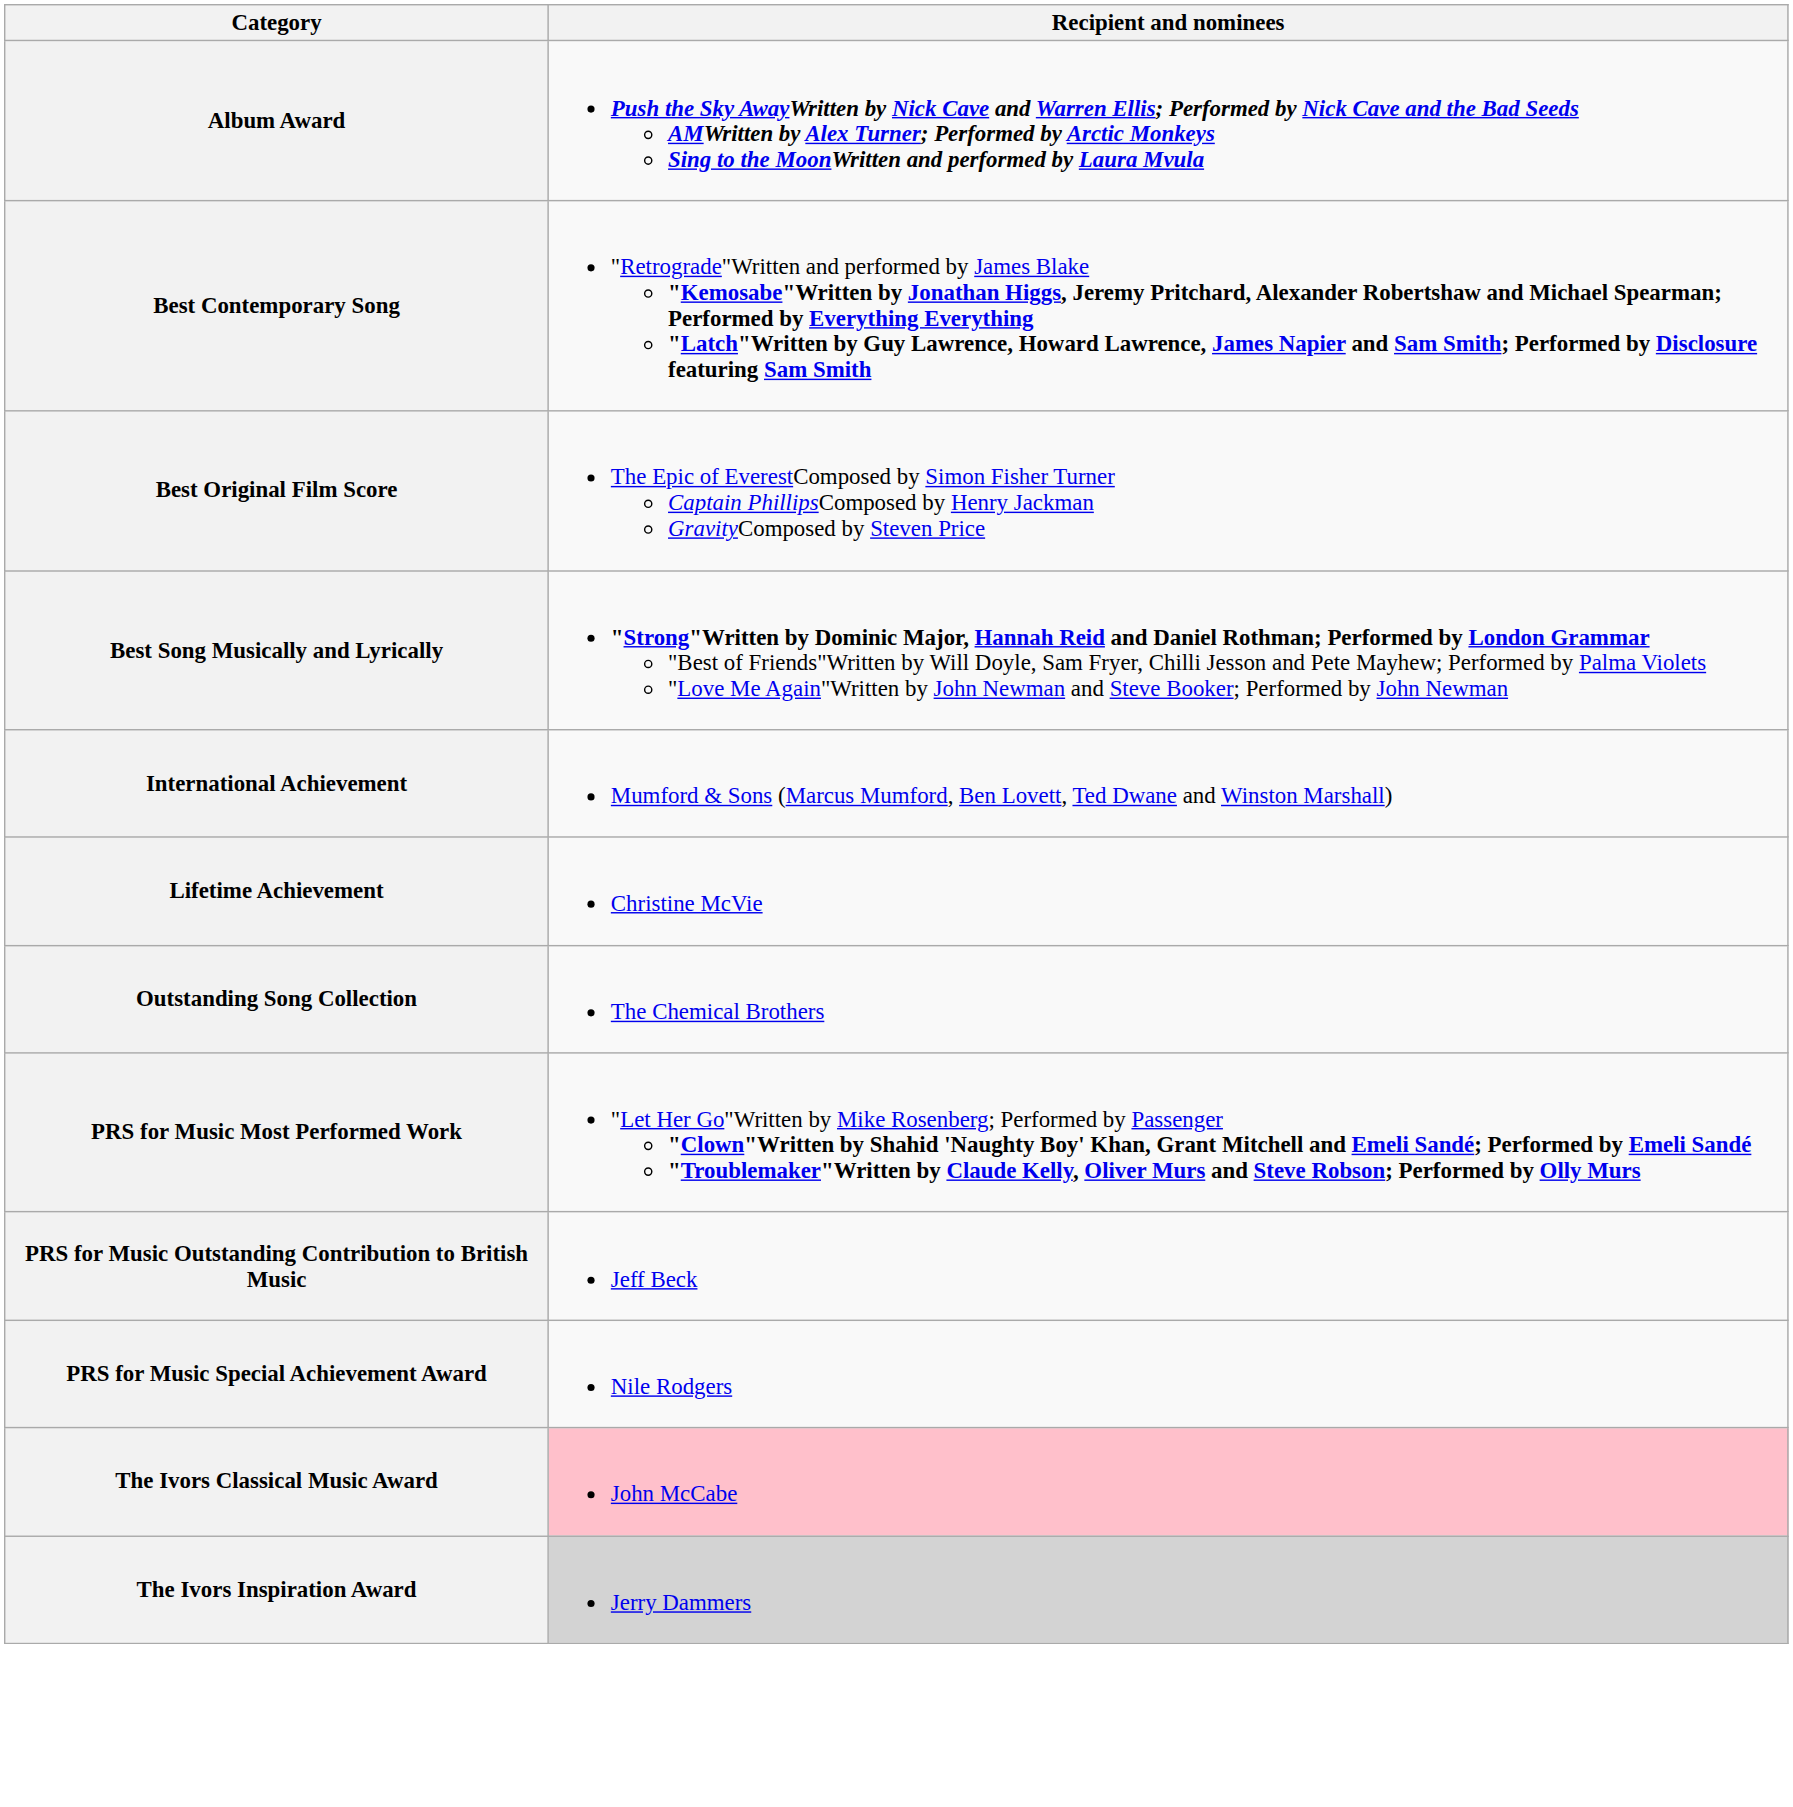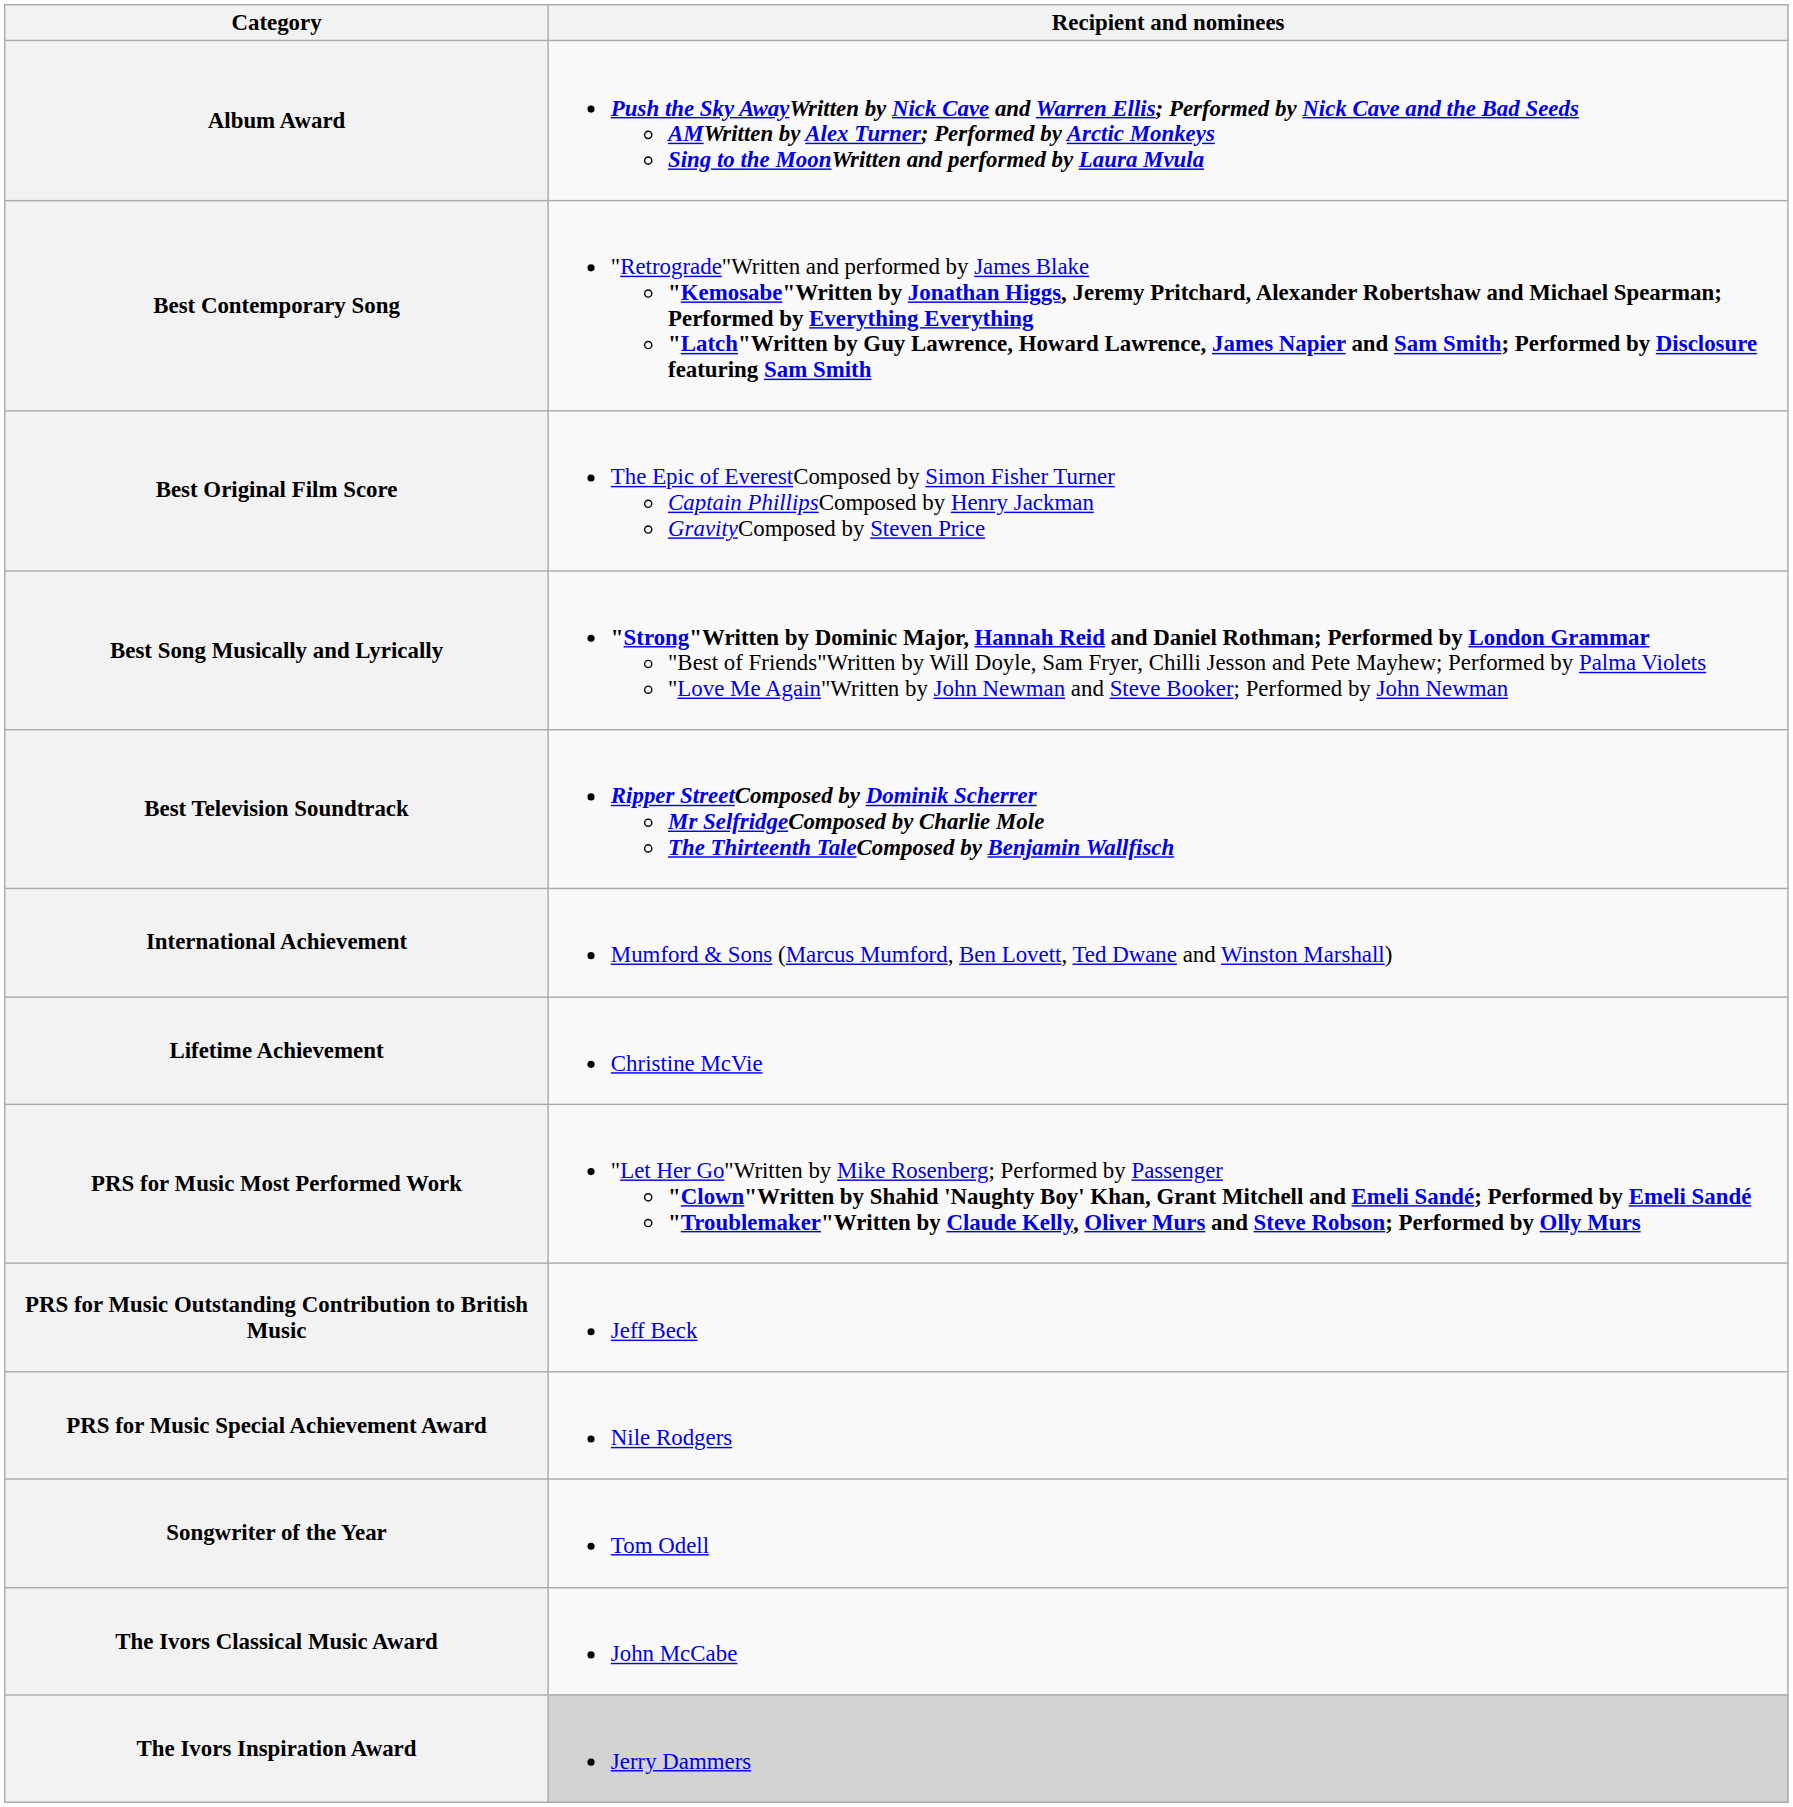+ row: (277, 808)
- row: (277, 998)
+ row: (277, 1532)
(1168, 1495) pink background -> (1168, 1654) no background
